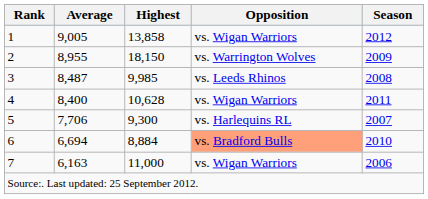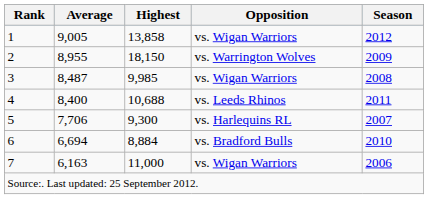(240, 78) vs. Leeds Rhinos -> (246, 78) vs. Wigan Warriors
(146, 99) 10,628 -> (146, 99) 10,688
(246, 99) vs. Wigan Warriors -> (240, 99) vs. Leeds Rhinos
(243, 141) lightsalmon background -> (243, 141) no background
